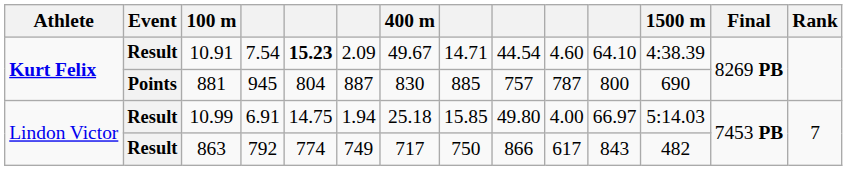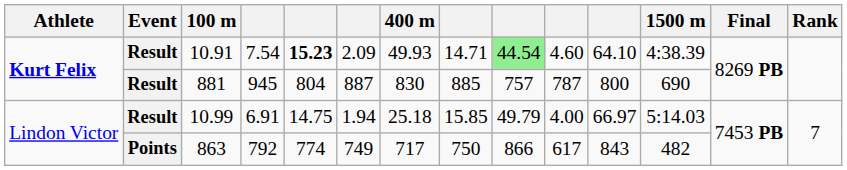(410, 52) 49.67 -> (410, 52) 49.93
(519, 52) no background -> (519, 52) lightgreen background
(152, 85) Points -> (152, 85) Result
(519, 117) 49.80 -> (519, 117) 49.79
(152, 149) Result -> (152, 149) Points
